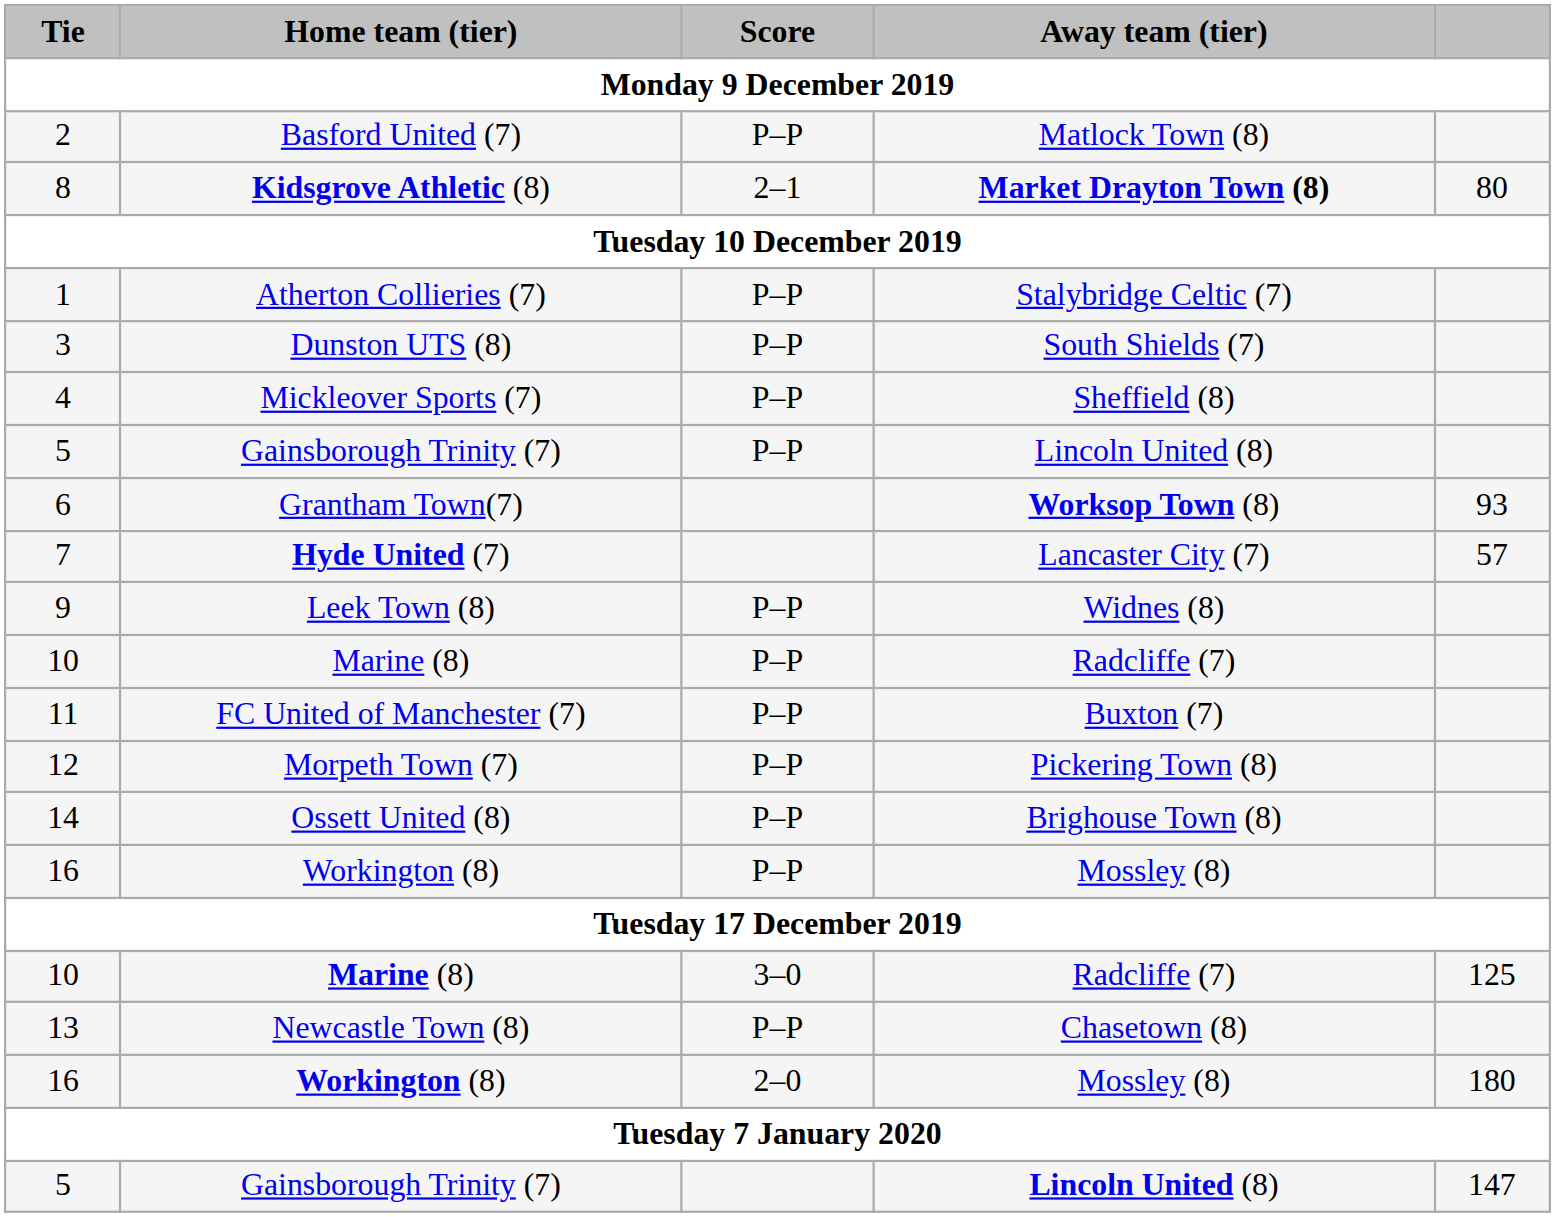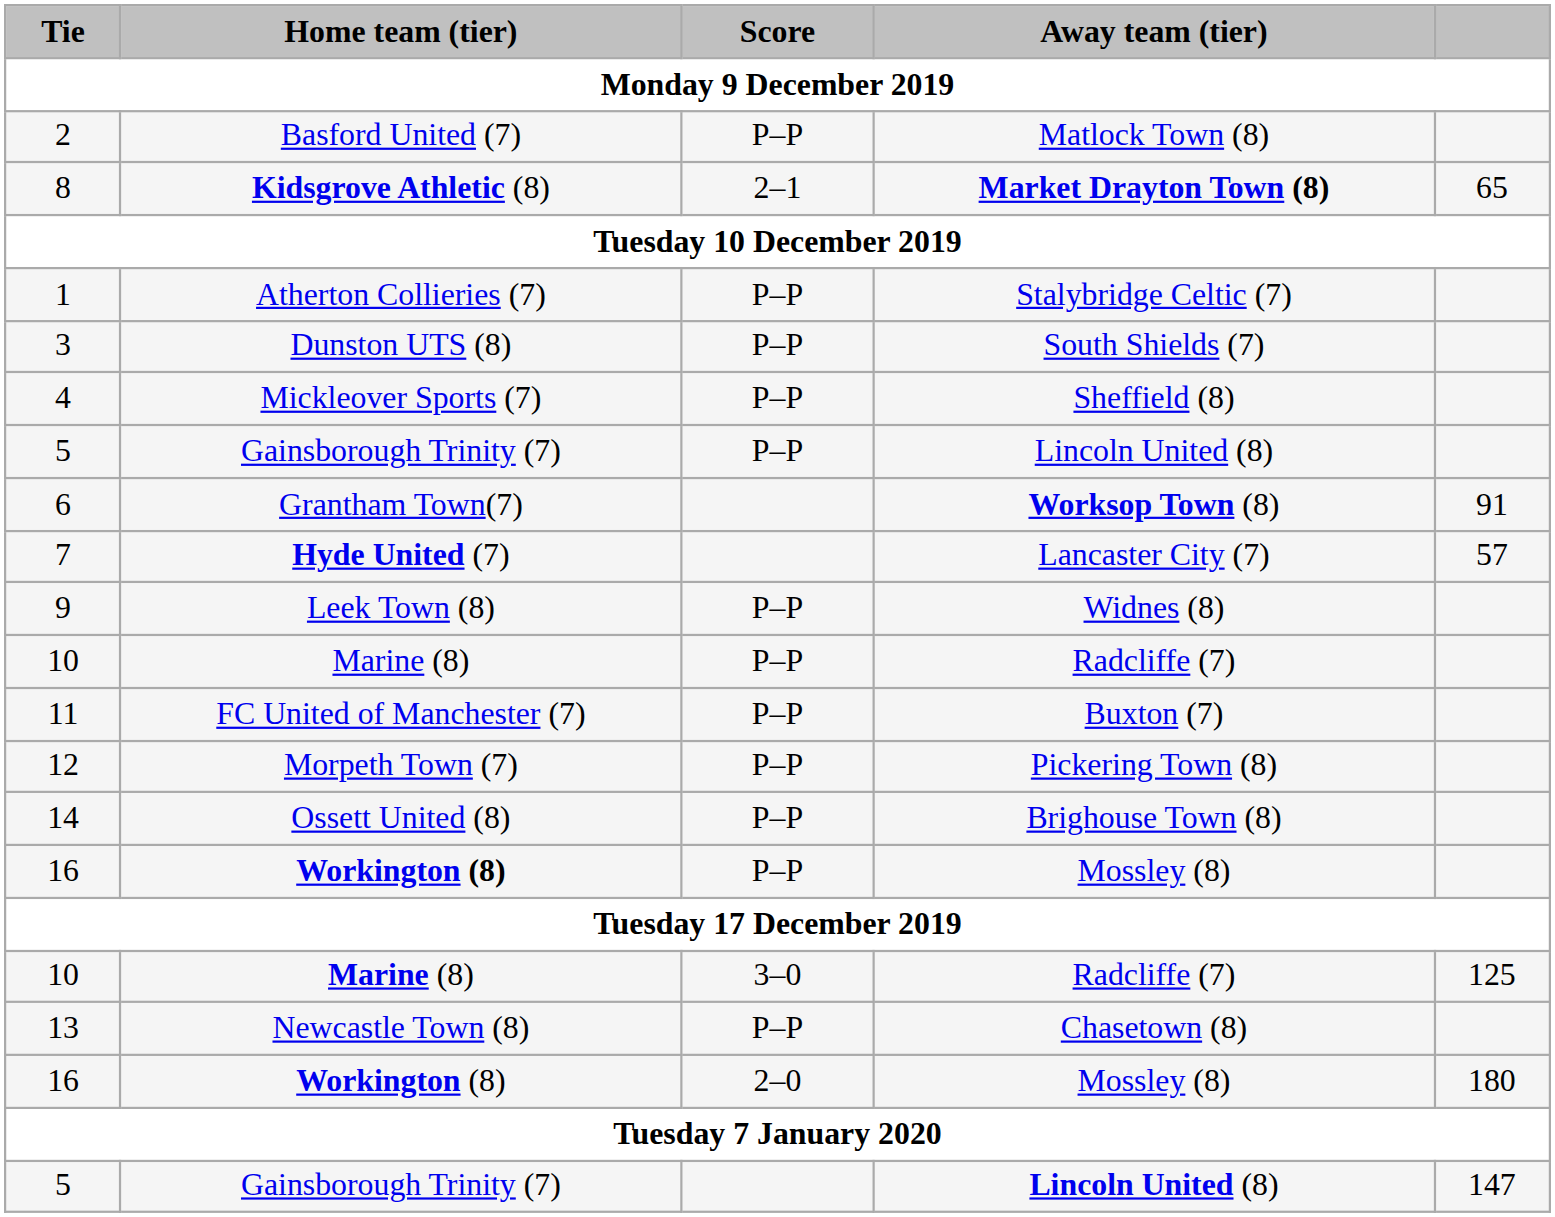(1492, 188) 80 -> (1492, 188) 65
(1492, 503) 93 -> (1492, 503) 91
(401, 870) normal -> (401, 870) bold
